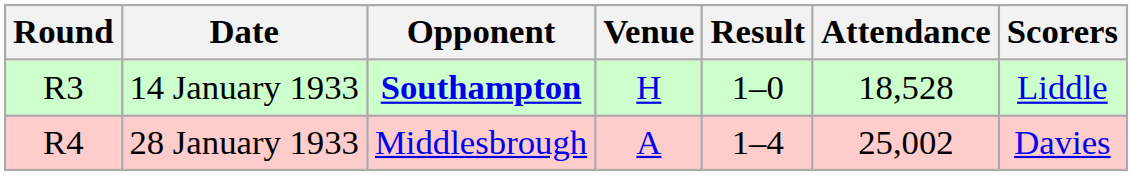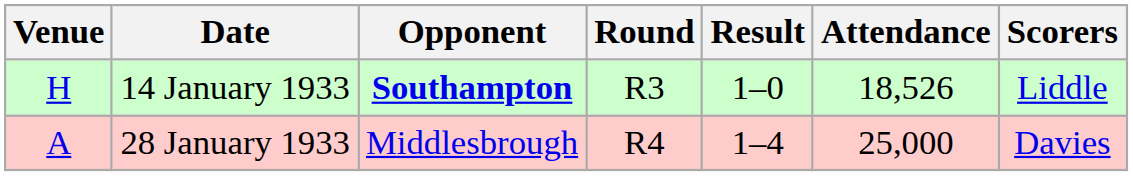columns swapped: (63, 32) <-> (649, 32)
(906, 87) 18,528 -> (906, 87) 18,526
(906, 142) 25,002 -> (906, 142) 25,000
